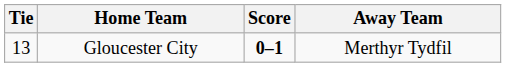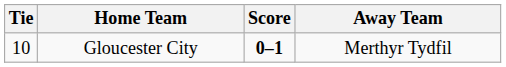(21, 47) 13 -> (21, 47) 10
